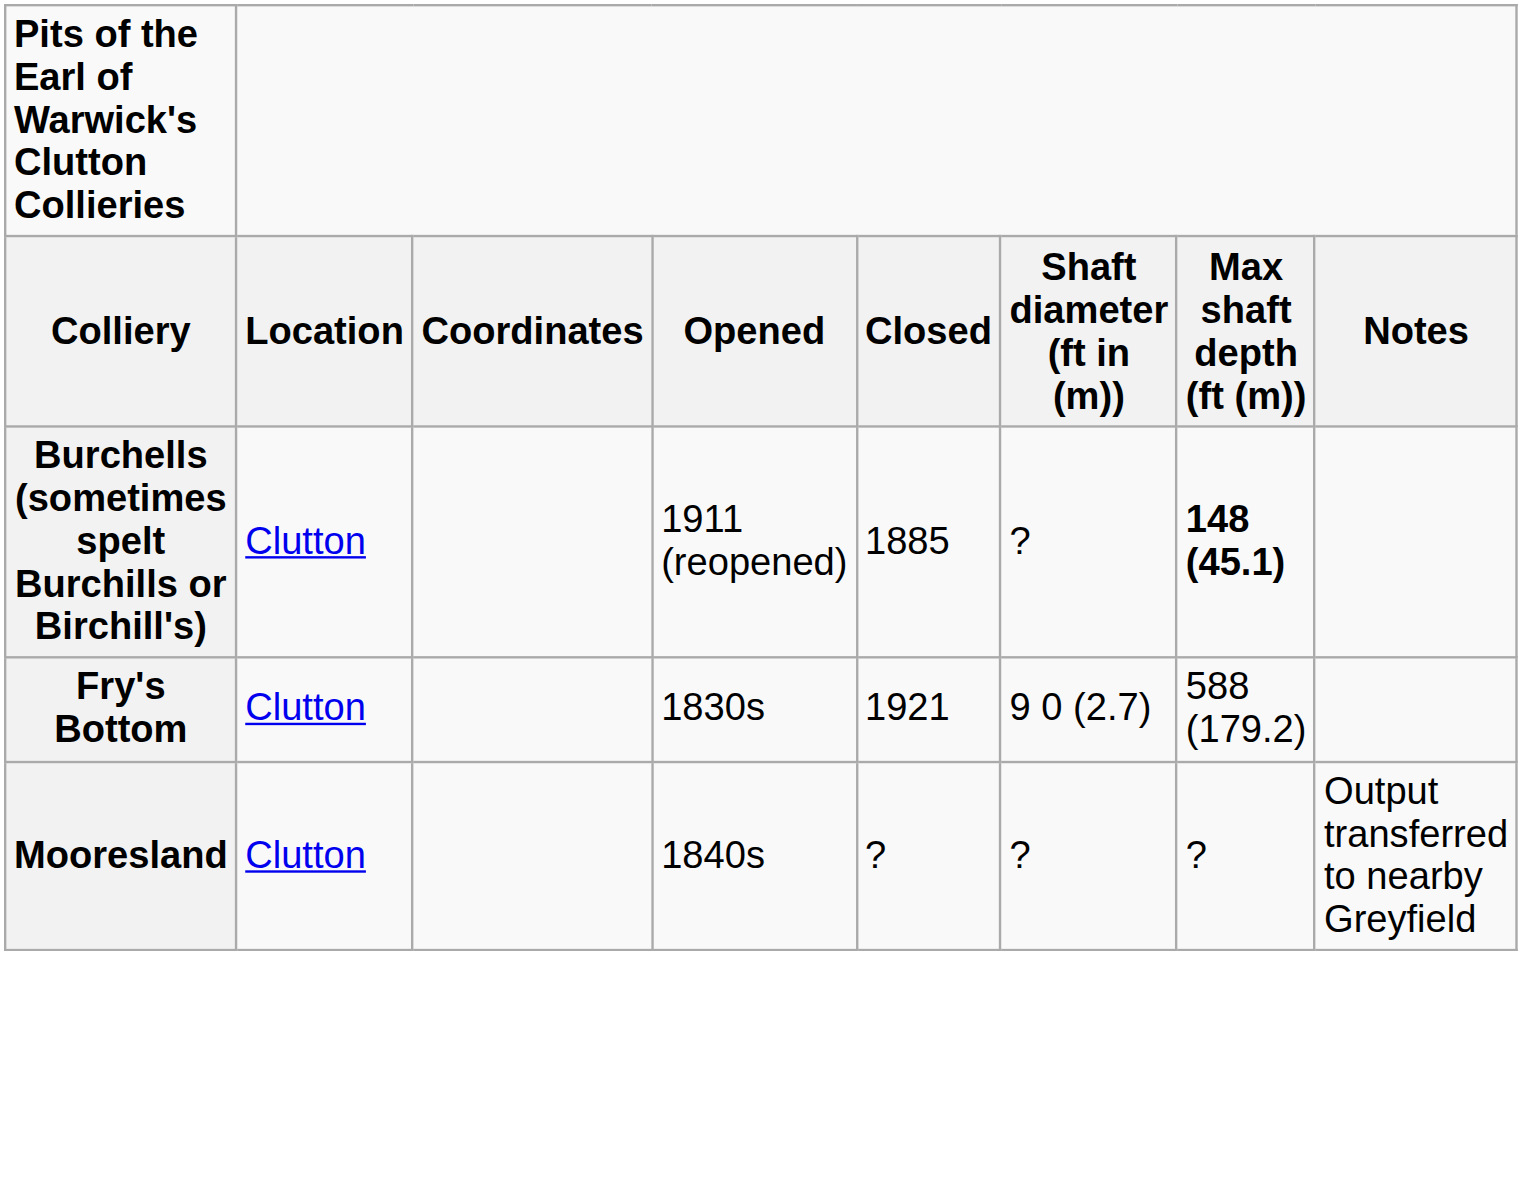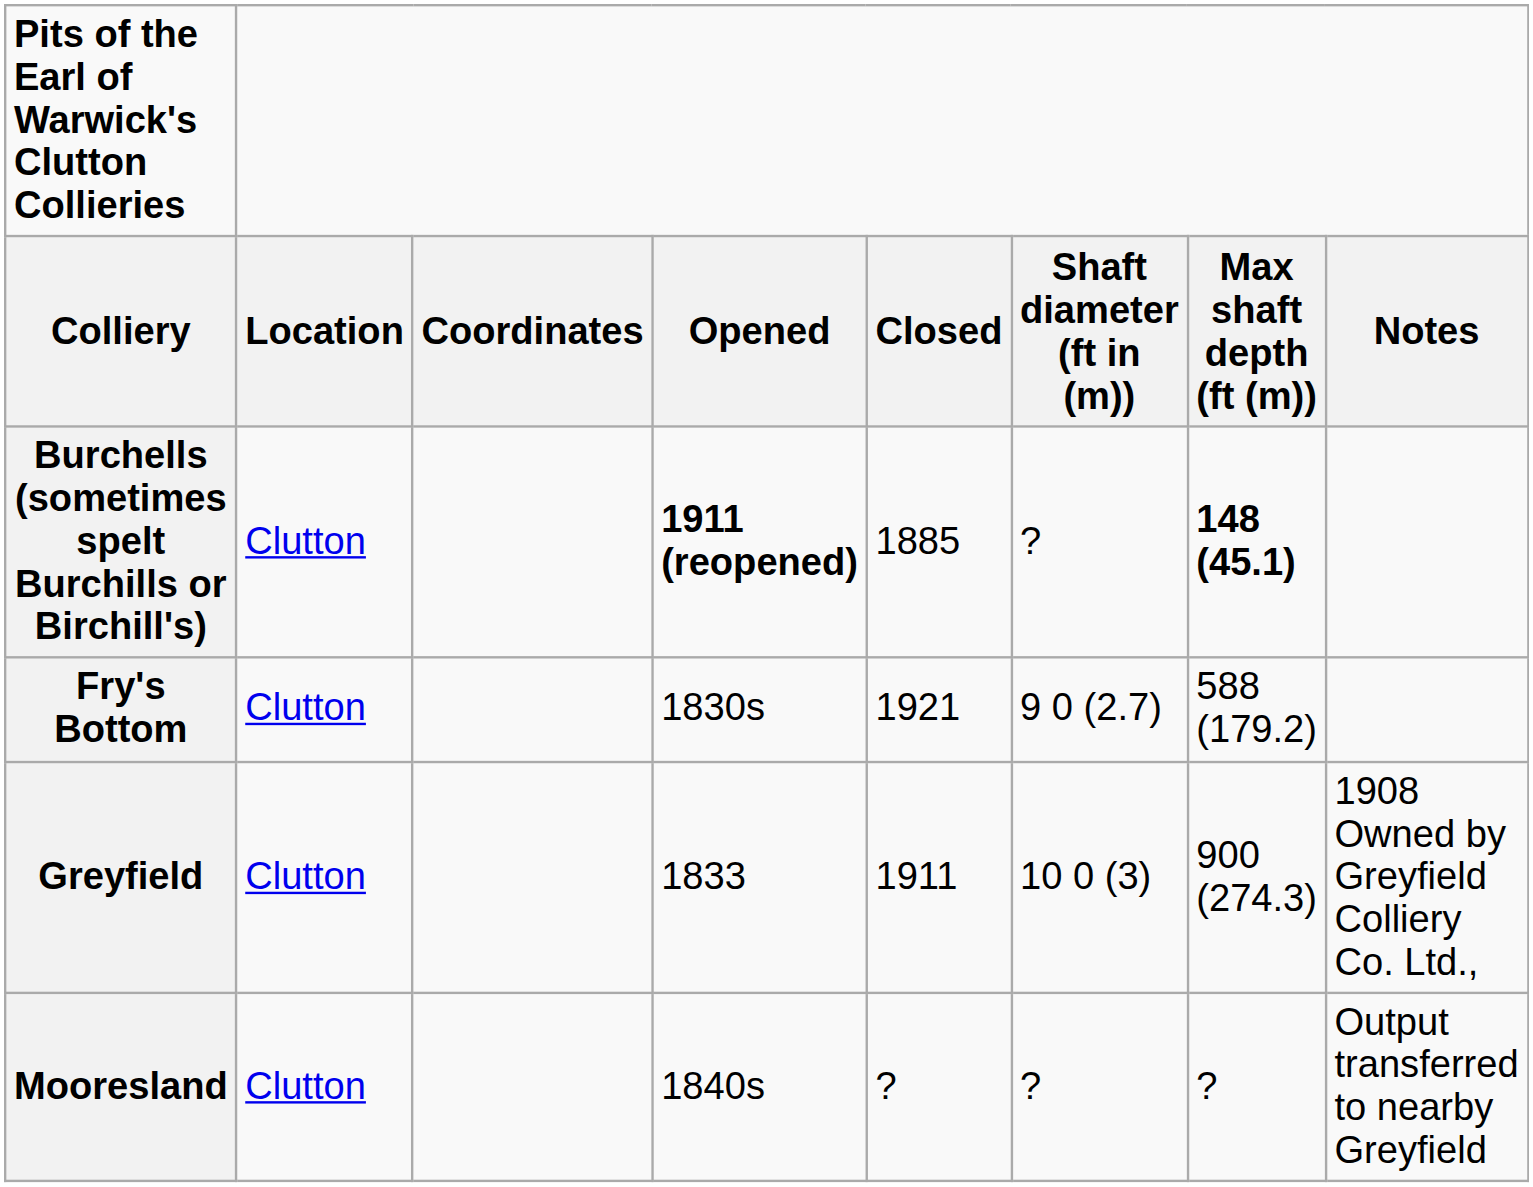(754, 541) normal -> (760, 541) bold
+ row: (121, 876)
